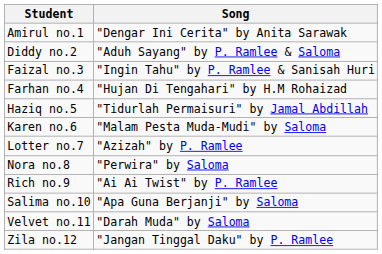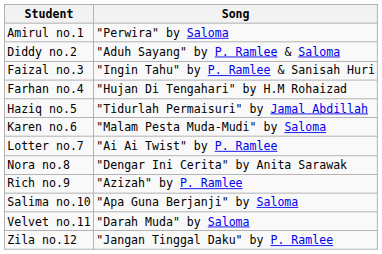(222, 33) "Dengar Ini Cerita" by Anita Sarawak -> (162, 33) "Perwira" by Saloma
(169, 146) "Azizah" by P. Ramlee -> (187, 146) "Ai Ai Twist" by P. Ramlee
(162, 165) "Perwira" by Saloma -> (222, 165) "Dengar Ini Cerita" by Anita Sarawak
(187, 184) "Ai Ai Twist" by P. Ramlee -> (169, 184) "Azizah" by P. Ramlee
